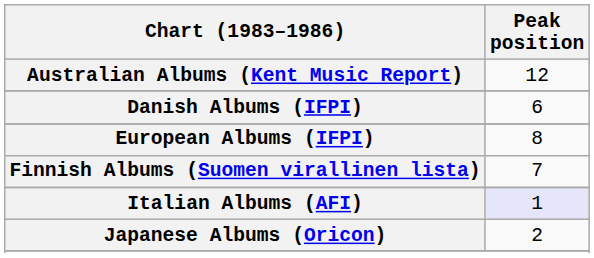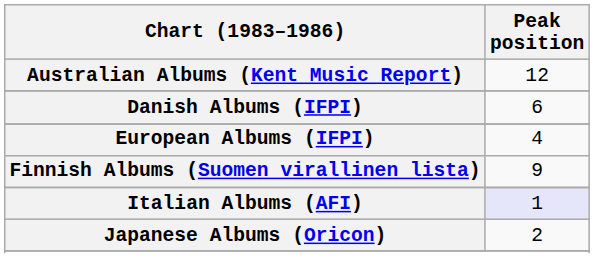(537, 139) 8 -> (537, 139) 4
(537, 171) 7 -> (537, 171) 9
